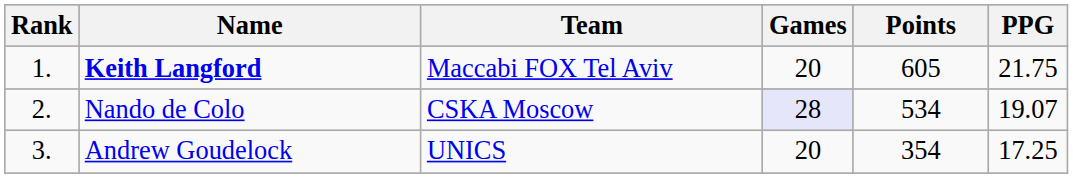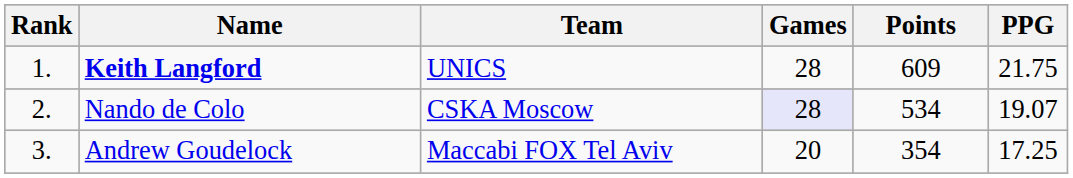(550, 67) Maccabi FOX Tel Aviv -> (467, 67) UNICS
(808, 67) 20 -> (808, 67) 28
(921, 67) 605 -> (921, 67) 609
(467, 151) UNICS -> (550, 151) Maccabi FOX Tel Aviv
